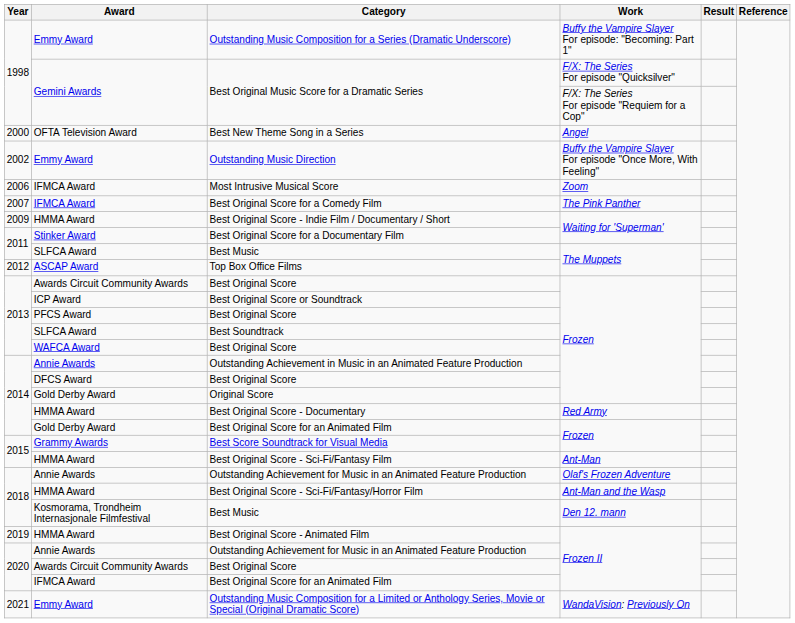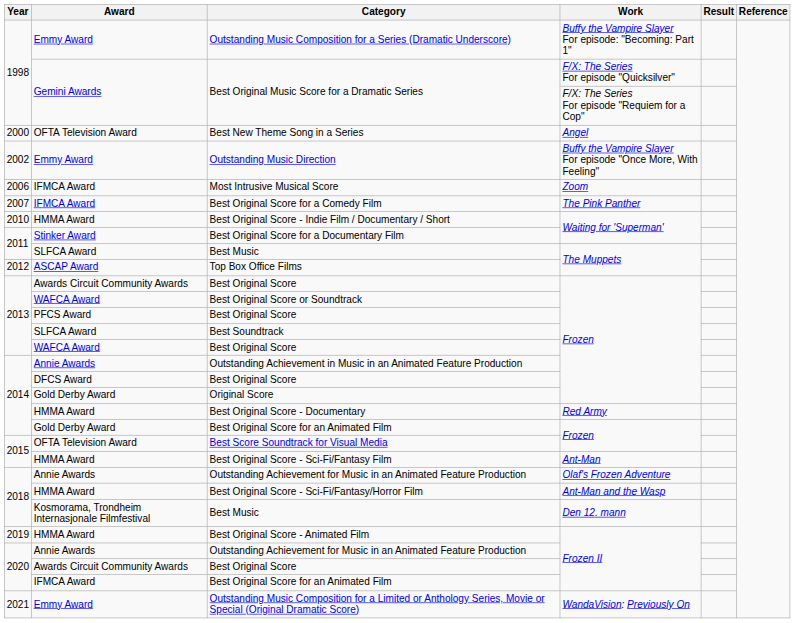(18, 219) 2009 -> (18, 219) 2010
(57, 299) ICP Award -> (67, 299) WAFCA Award
(71, 443) Grammy Awards -> (85, 443) OFTA Television Award
